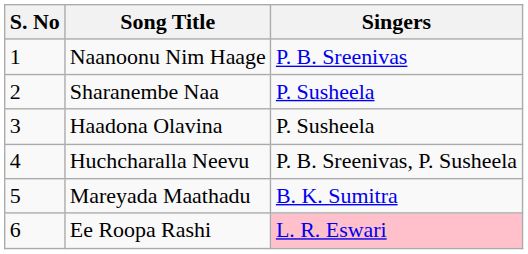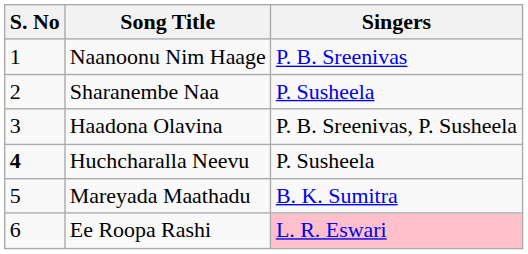(325, 126) P. Susheela -> (396, 126) P. B. Sreenivas, P. Susheela
(15, 160) normal -> (15, 160) bold
(396, 160) P. B. Sreenivas, P. Susheela -> (325, 160) P. Susheela
